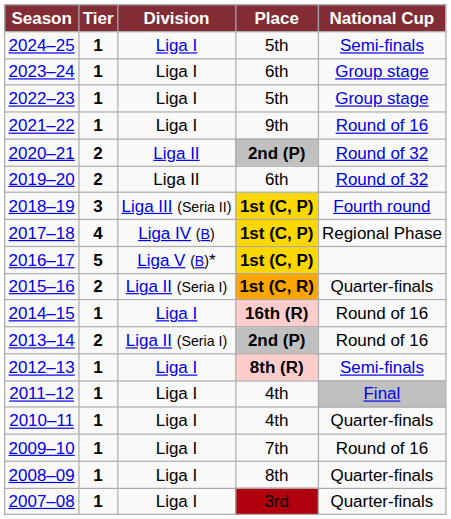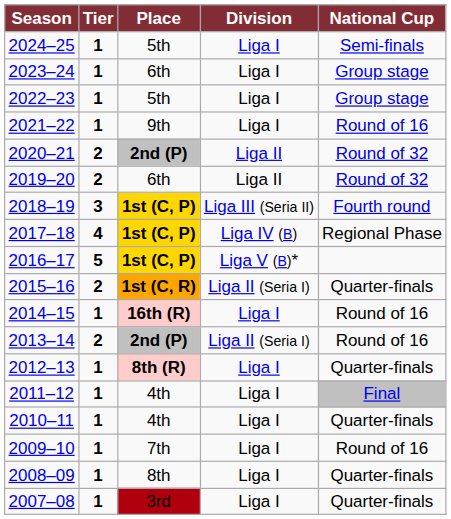columns swapped: (176, 18) <-> (277, 18)
(382, 367) Semi-finals -> (382, 367) Quarter-finals
